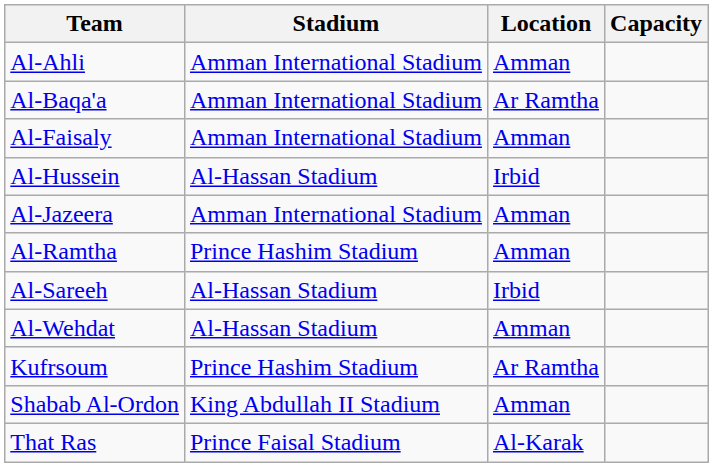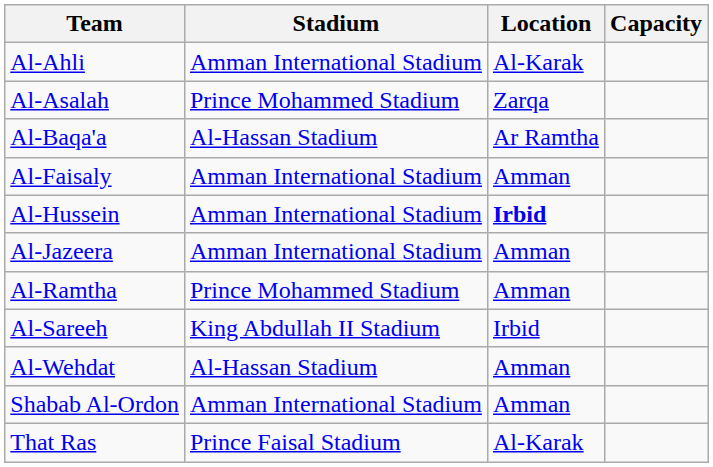(532, 61) Amman -> (538, 61) Al-Karak
+ row: (60, 99)
(336, 99) Amman International Stadium -> (284, 137) Al-Hassan Stadium
(284, 175) Al-Hassan Stadium -> (336, 213) Amman International Stadium
(516, 175) normal -> (520, 213) bold
(304, 251) Prince Hashim Stadium -> (325, 289) Prince Mohammed Stadium
(284, 289) Al-Hassan Stadium -> (315, 328) King Abdullah II Stadium
- row: (59, 366)
(315, 404) King Abdullah II Stadium -> (336, 404) Amman International Stadium
